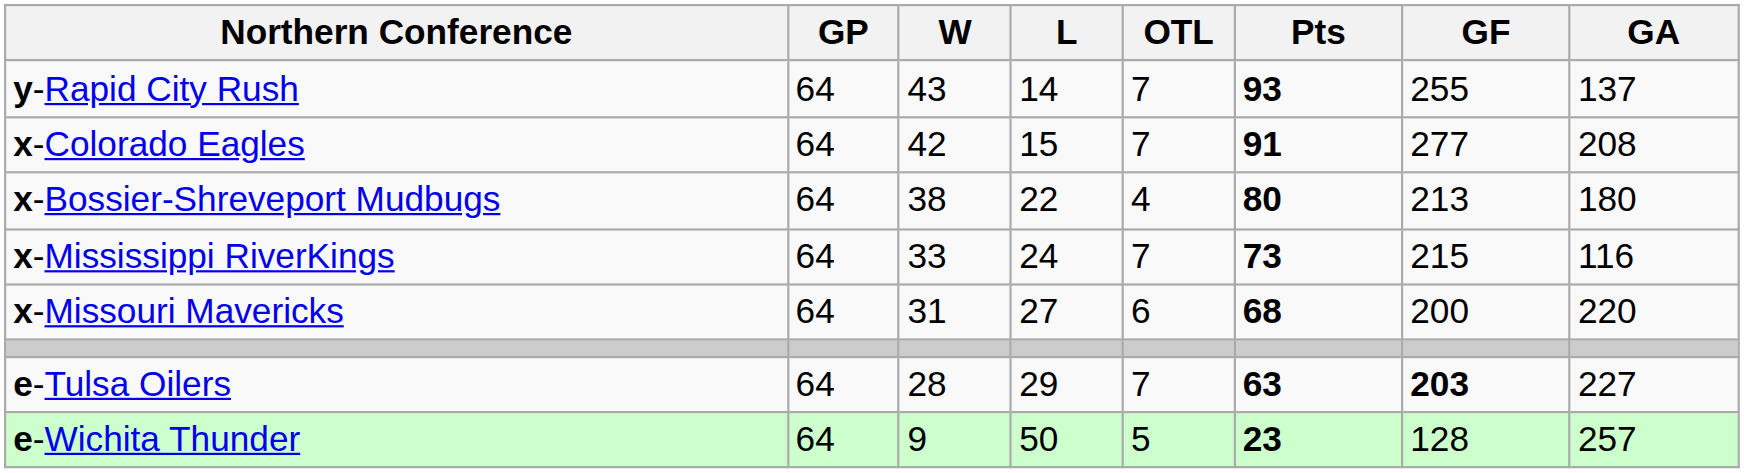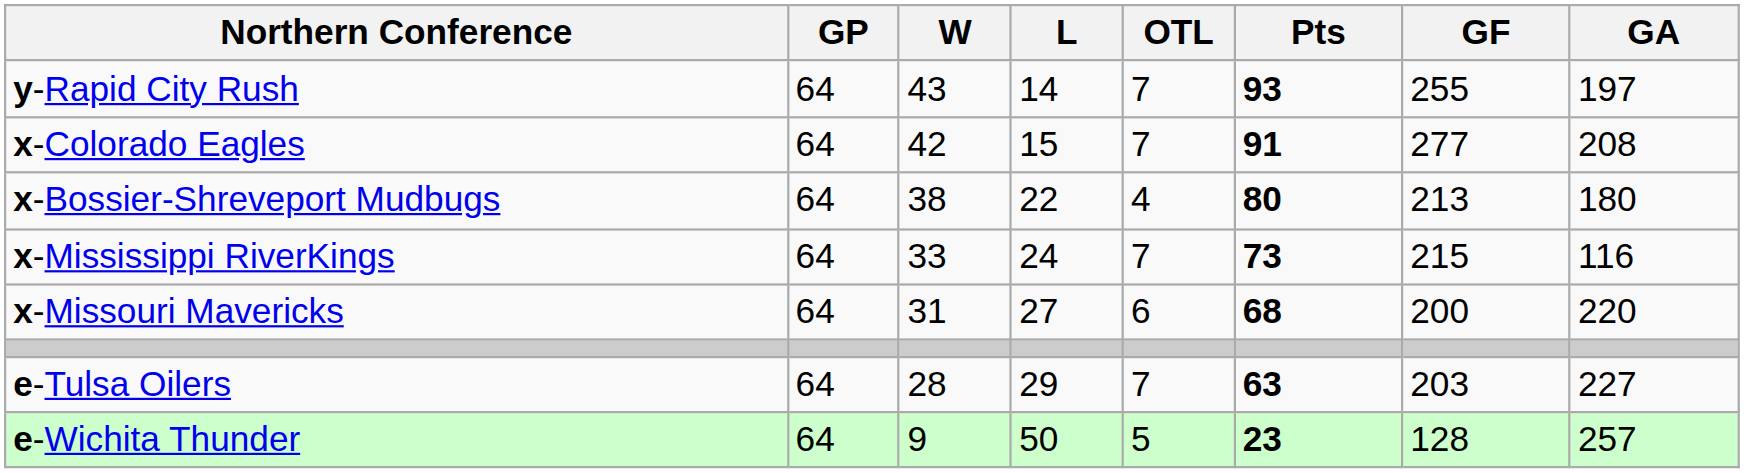(1607, 88) 137 -> (1607, 88) 197
(1440, 383) bold -> (1440, 383) normal
